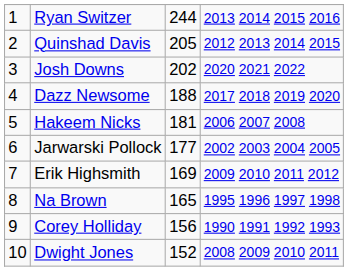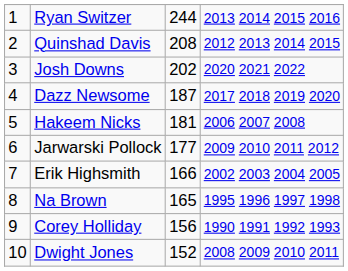(183, 43) 205 -> (183, 43) 208
(183, 95) 188 -> (183, 95) 187
(272, 148) 2002 2003 2004 2005 -> (271, 148) 2009 2010 2011 2012
(183, 174) 169 -> (183, 174) 166
(271, 174) 2009 2010 2011 2012 -> (272, 174) 2002 2003 2004 2005
